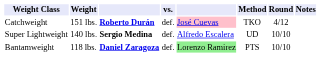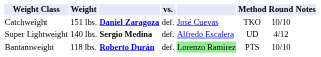(127, 22) Roberto Durán -> (129, 22) Daniel Zaragoza
(198, 22) pink background -> (198, 22) no background
(281, 22) 4/12 -> (281, 22) 10/10
(281, 34) 10/10 -> (281, 34) 4/12
(129, 47) Daniel Zaragoza -> (127, 47) Roberto Durán
